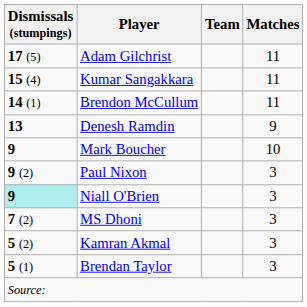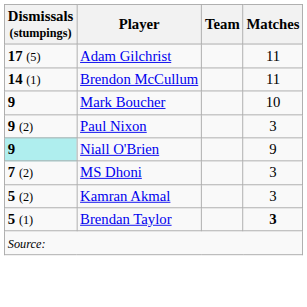- row: (137, 79)
- row: (127, 126)
(273, 196) 3 -> (273, 149) 9
(273, 266) normal -> (273, 219) bold
